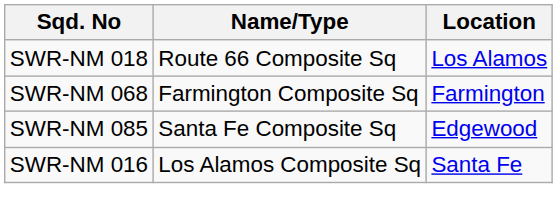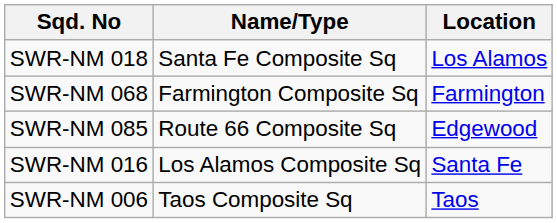(277, 57) Route 66 Composite Sq -> (277, 57) Santa Fe Composite Sq
(277, 128) Santa Fe Composite Sq -> (277, 128) Route 66 Composite Sq
+ row: (79, 199)
